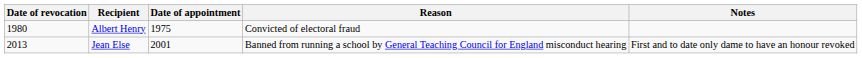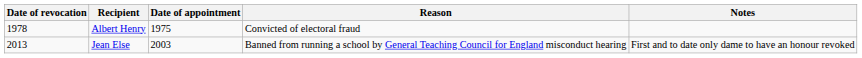(17, 28) 1980 -> (17, 28) 1978
(161, 45) 2001 -> (161, 45) 2003
